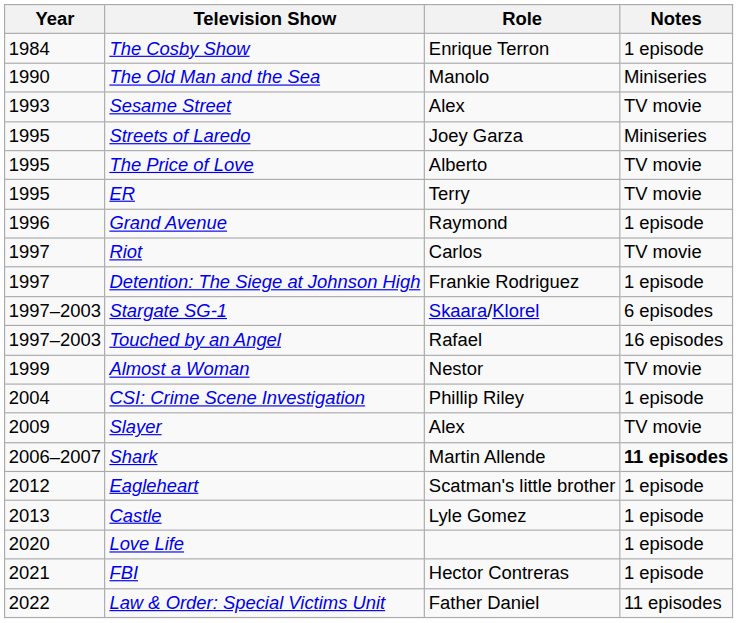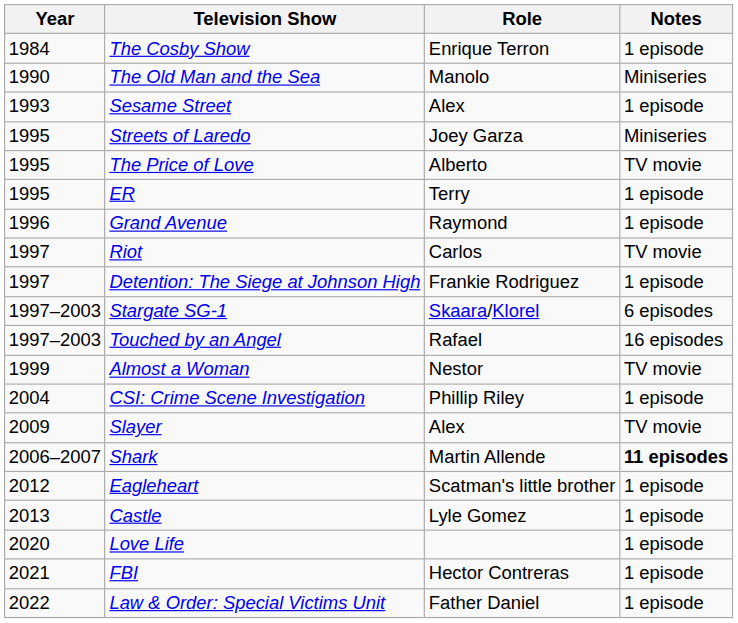(663, 106) TV movie -> (664, 106) 1 episode
(663, 194) TV movie -> (664, 194) 1 episode
(673, 602) 11 episodes -> (664, 602) 1 episode
